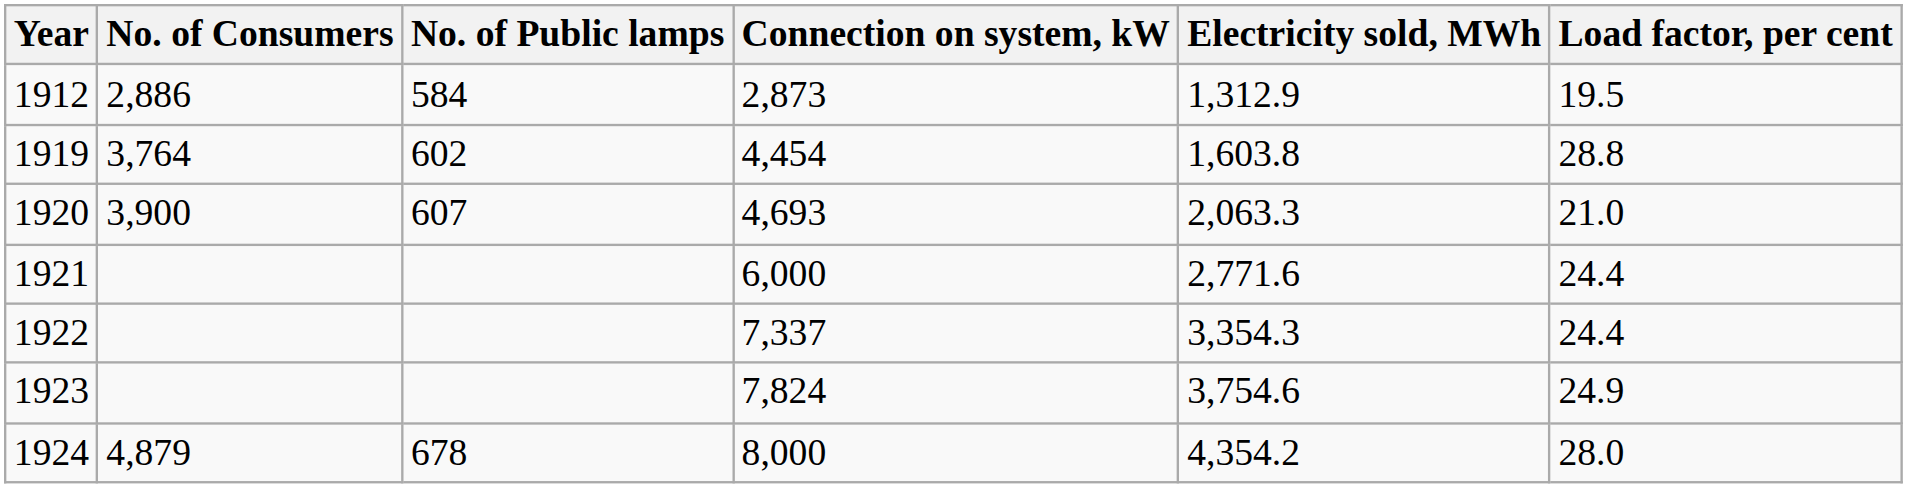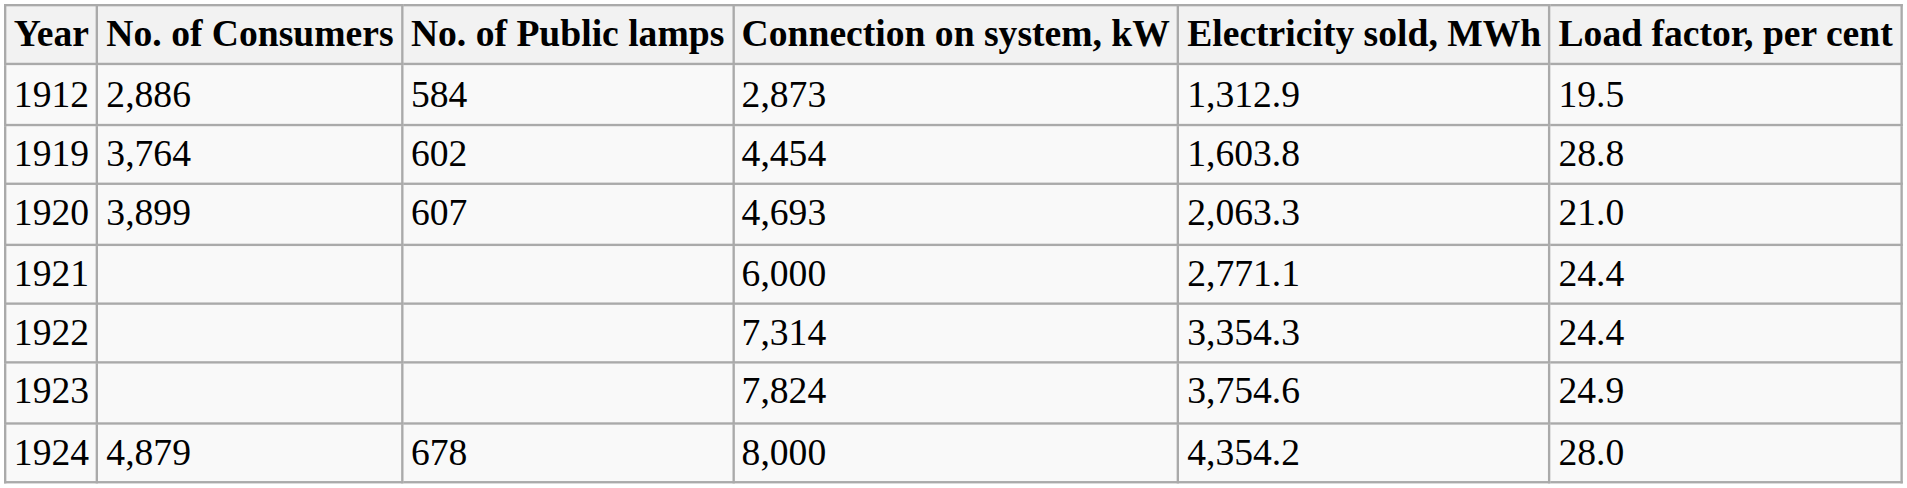(149, 213) 3,900 -> (149, 213) 3,899
(1244, 272) 2,771.6 -> (1244, 272) 2,771.1
(784, 332) 7,337 -> (784, 332) 7,314
